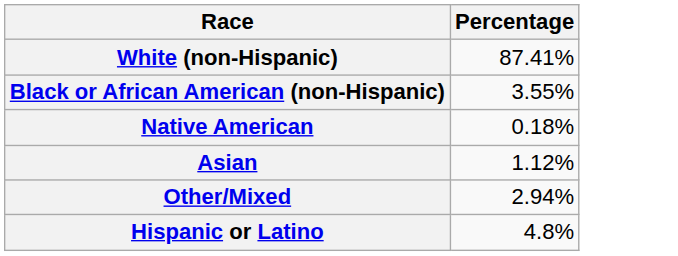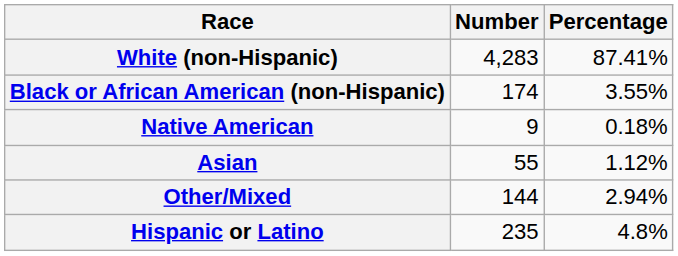+ column: (497, 22)
